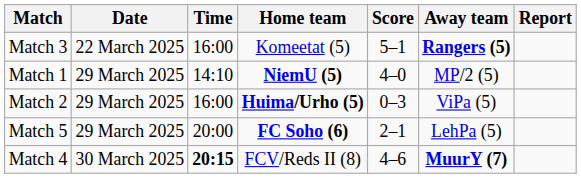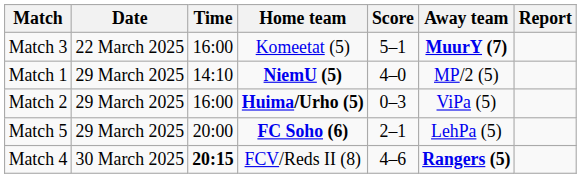(466, 46) Rangers (5) -> (466, 46) MuurY (7)
(466, 159) MuurY (7) -> (466, 159) Rangers (5)
